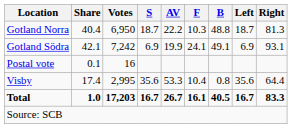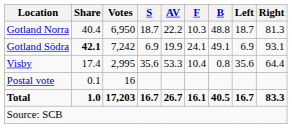(91, 47) normal -> (91, 47) bold
rows swapped: (19, 81) <-> (30, 64)
